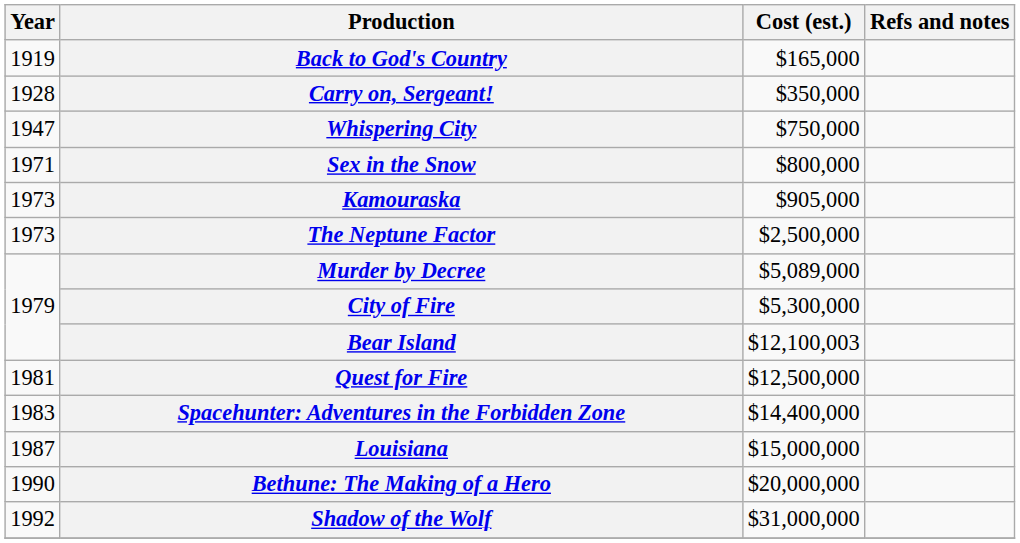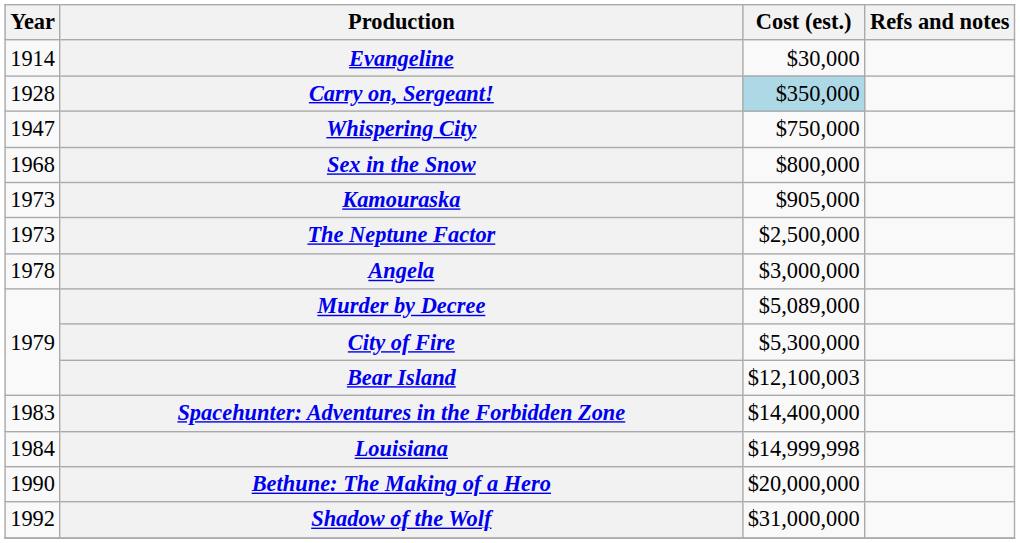+ row: (401, 57)
- row: (401, 57)
(818, 93) no background -> (818, 93) lightblue background
(33, 164) 1971 -> (33, 164) 1968
+ row: (401, 270)
- row: (401, 377)
(33, 448) 1987 -> (33, 448) 1984
(804, 448) $15,000,000 -> (804, 448) $14,999,998
